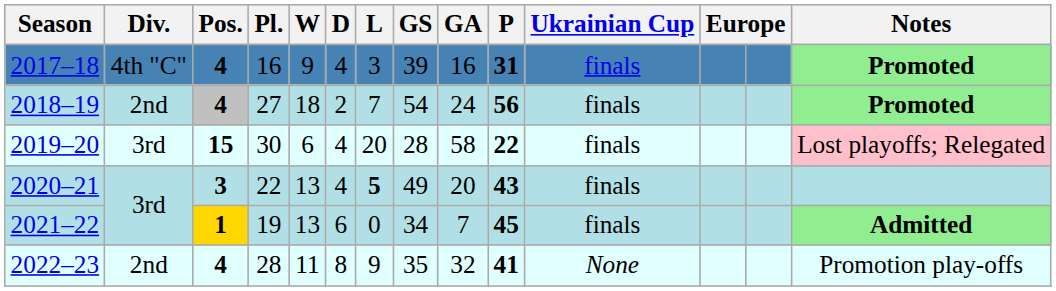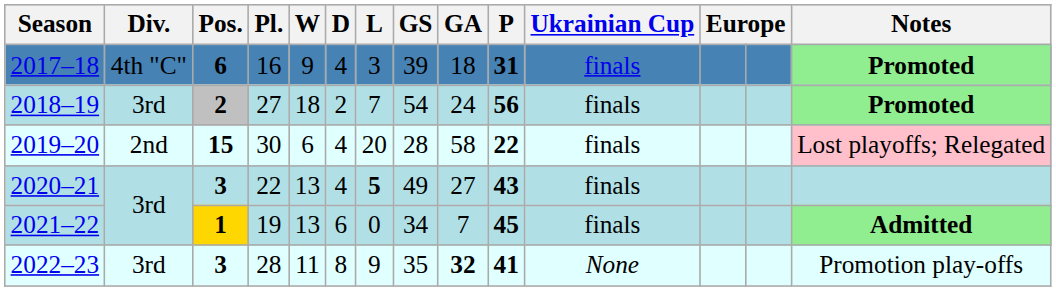(221, 64) 4 -> (221, 64) 6
(463, 64) 16 -> (463, 64) 18
(149, 104) 2nd -> (149, 104) 3rd
(221, 104) 4 -> (221, 104) 2
(149, 144) 3rd -> (149, 144) 2nd
(463, 184) 20 -> (463, 184) 27
(149, 265) 2nd -> (149, 265) 3rd
(221, 265) 4 -> (221, 265) 3
(463, 265) normal -> (463, 265) bold
